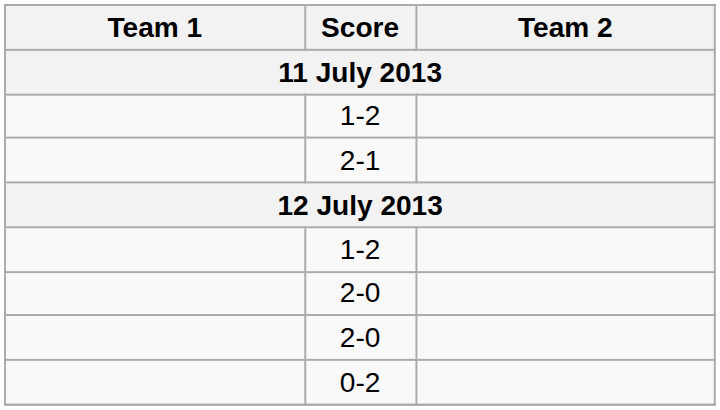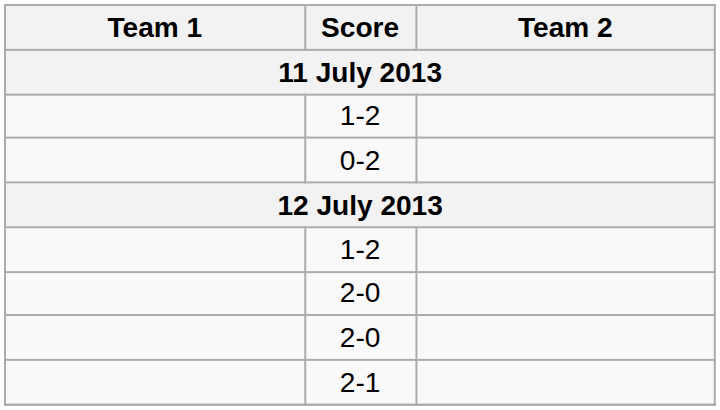rows swapped: (155, 382) <-> (155, 161)
